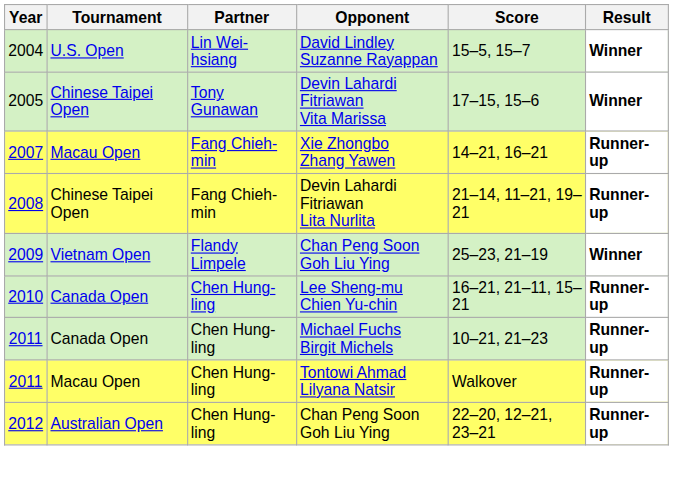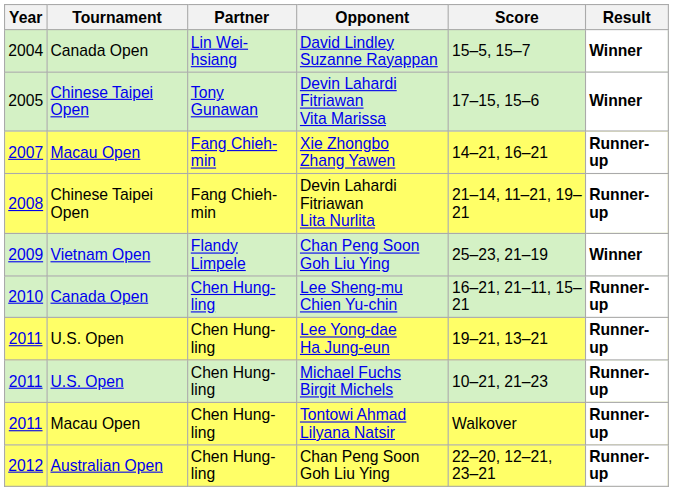(87, 51) U.S. Open -> (99, 51) Canada Open
+ row: (26, 339)
(99, 339) Canada Open -> (87, 381) U.S. Open
